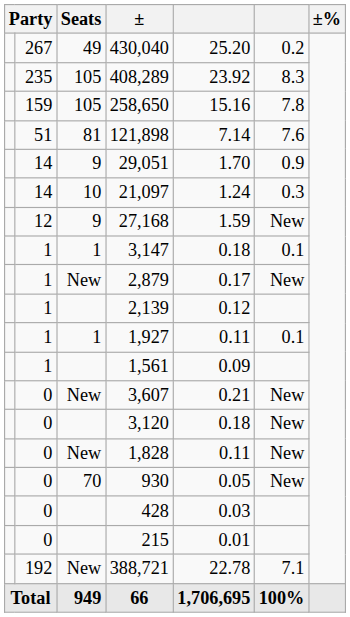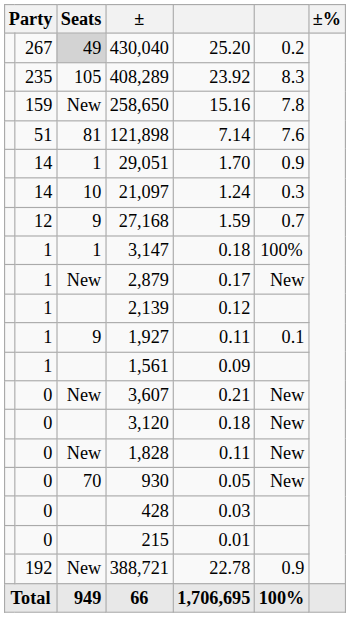(92, 47) no background -> (92, 47) lightgrey background
(88, 105) 105 -> (84, 105) New
(97, 163) 9 -> (97, 163) 1
(287, 221) New -> (293, 221) 0.7
(293, 250) 0.1 -> (282, 250) 100%
(97, 337) 1 -> (97, 337) 9
(293, 568) 7.1 -> (293, 568) 0.9
